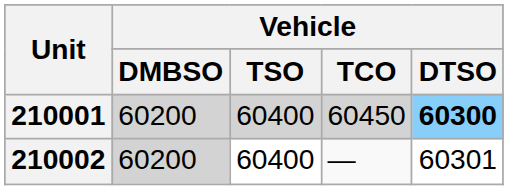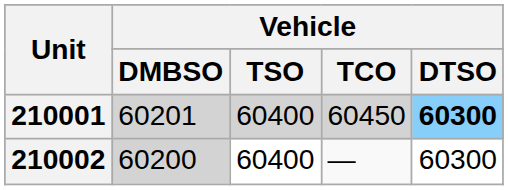(157, 116) 60200 -> (157, 116) 60201
(458, 160) 60301 -> (458, 160) 60300
